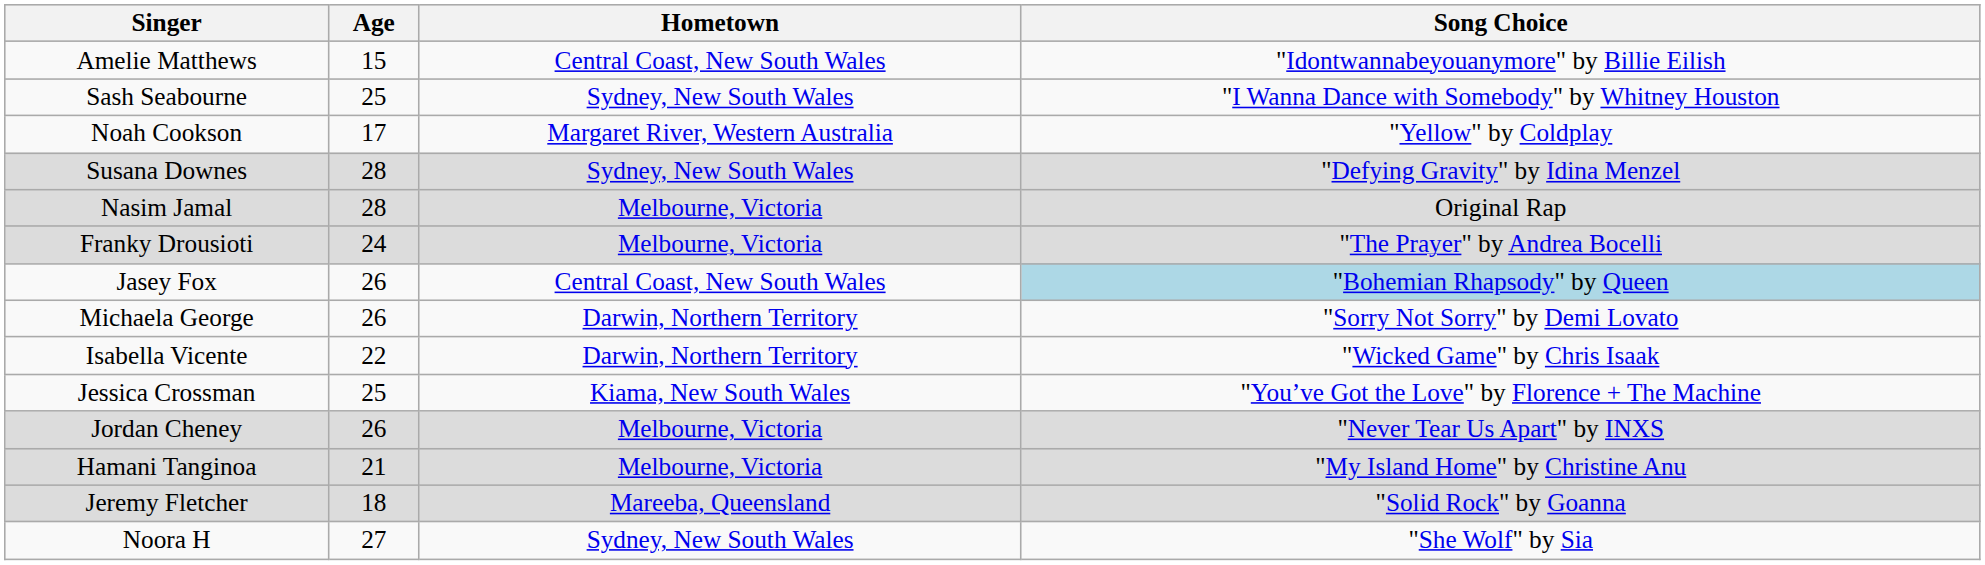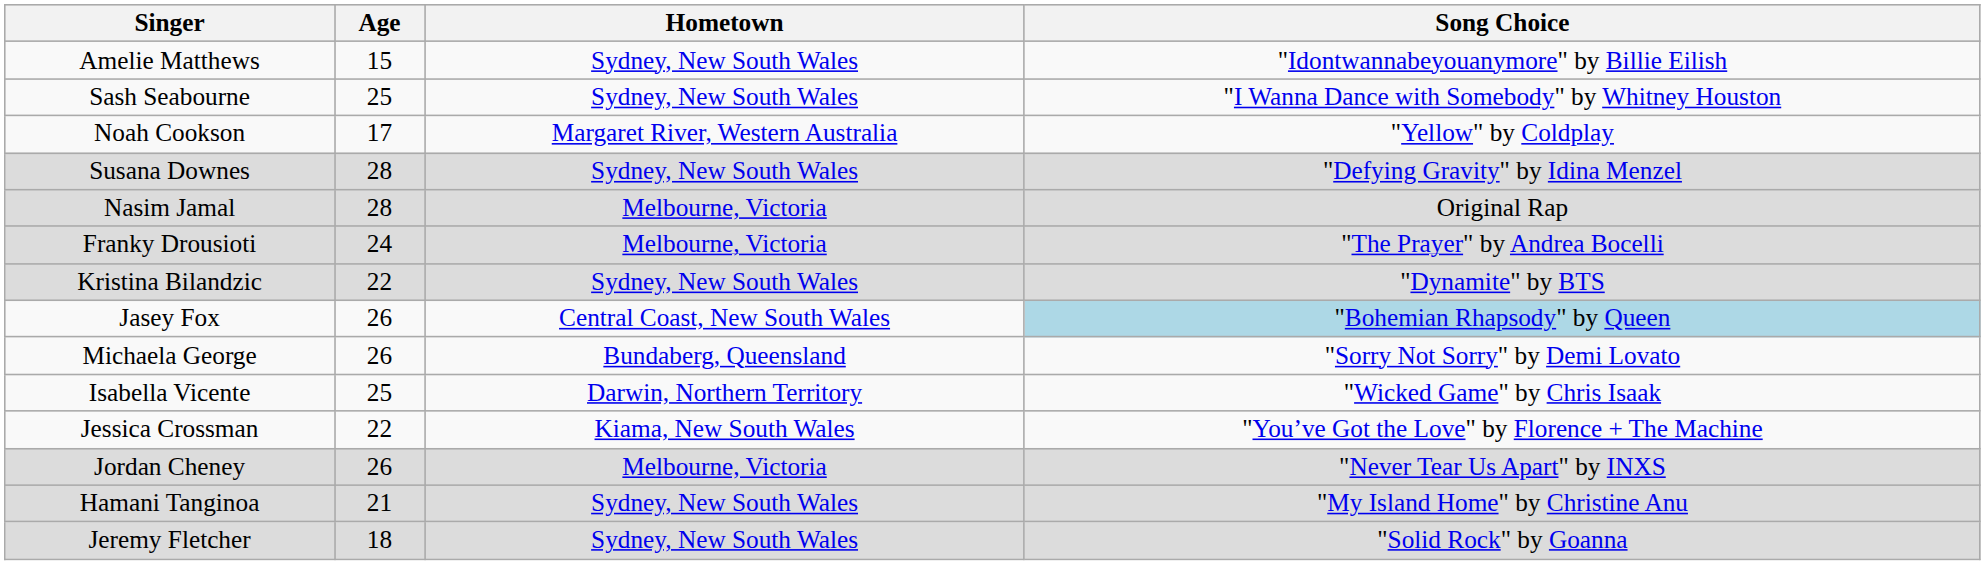(720, 59) Central Coast, New South Wales -> (725, 59) Sydney, New South Wales
+ row: (170, 281)
(720, 318) Darwin, Northern Territory -> (725, 355) Bundaberg, Queensland
(374, 355) 22 -> (379, 392) 25
(374, 392) 25 -> (379, 429) 22
(720, 466) Melbourne, Victoria -> (725, 503) Sydney, New South Wales
(720, 503) Mareeba, Queensland -> (725, 540) Sydney, New South Wales
- row: (167, 540)
